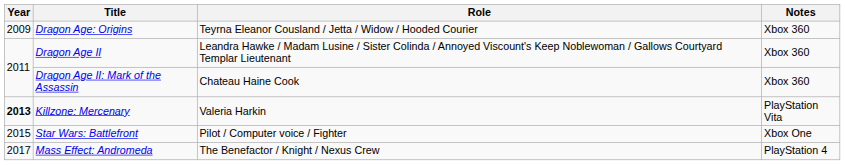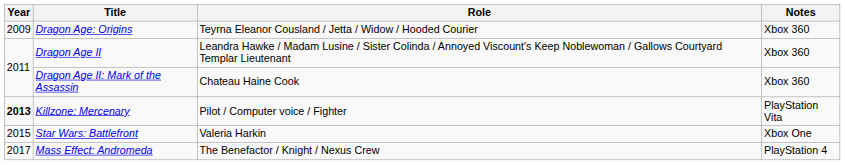(233, 111) Valeria Harkin -> (273, 111) Pilot / Computer voice / Fighter
(273, 134) Pilot / Computer voice / Fighter -> (233, 134) Valeria Harkin
